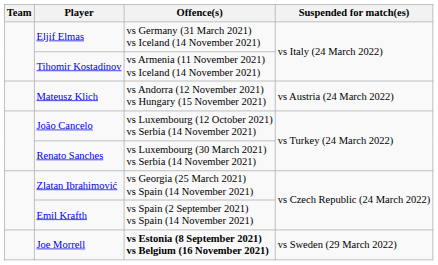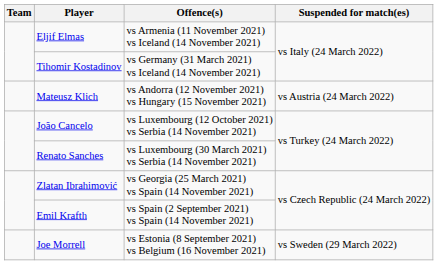(193, 37) vs Germany (31 March 2021) vs Iceland (14 November 2021) -> (196, 37) vs Armenia (11 November 2021) vs Iceland (14 November 2021)
(196, 66) vs Armenia (11 November 2021) vs Iceland (14 November 2021) -> (193, 66) vs Germany (31 March 2021) vs Iceland (14 November 2021)
(198, 245) bold -> (196, 245) normal
